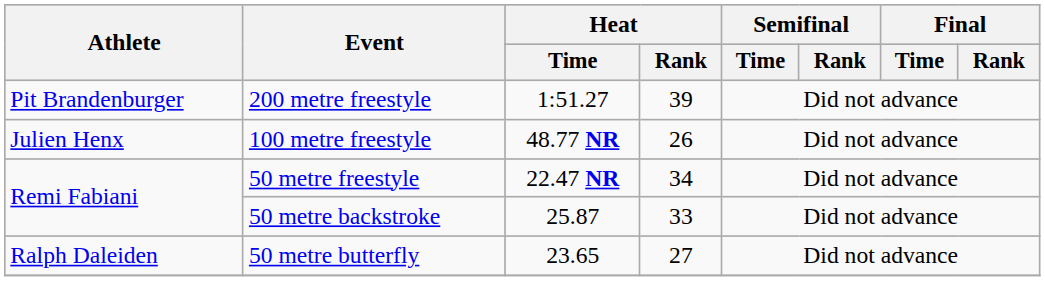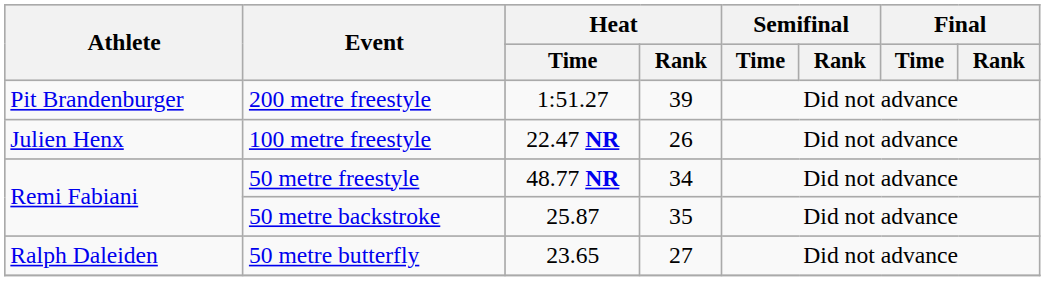(573, 139) 48.77 NR -> (573, 139) 22.47 NR
(573, 178) 22.47 NR -> (573, 178) 48.77 NR
(681, 217) 33 -> (681, 217) 35
